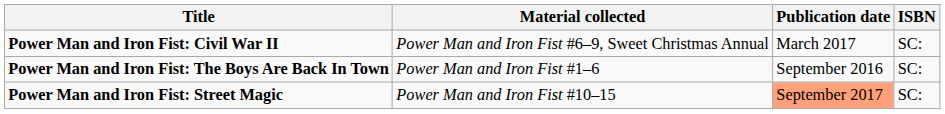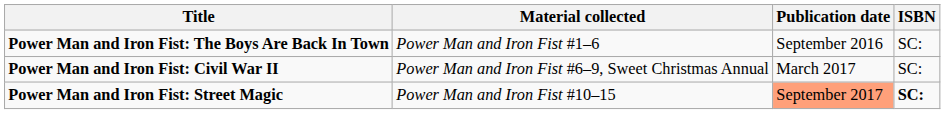rows swapped: (199, 69) <-> (143, 43)
(910, 95) normal -> (911, 95) bold
